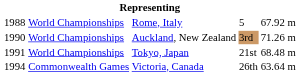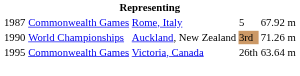(15, 22) 1988 -> (15, 22) 1987
(76, 22) World Championships -> (79, 22) Commonwealth Games
- row: (160, 52)
(15, 67) 1994 -> (15, 52) 1995
